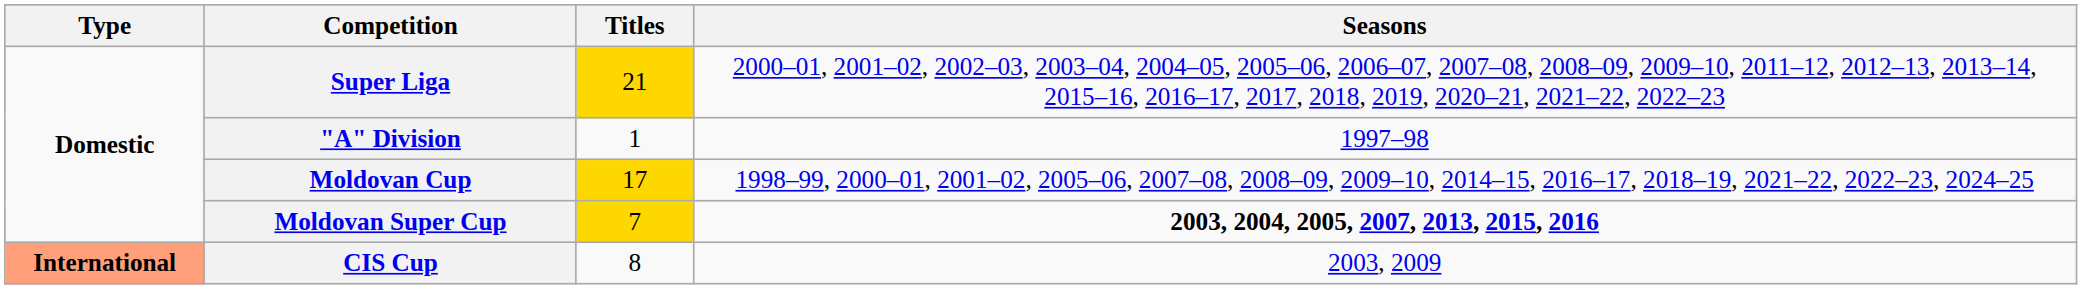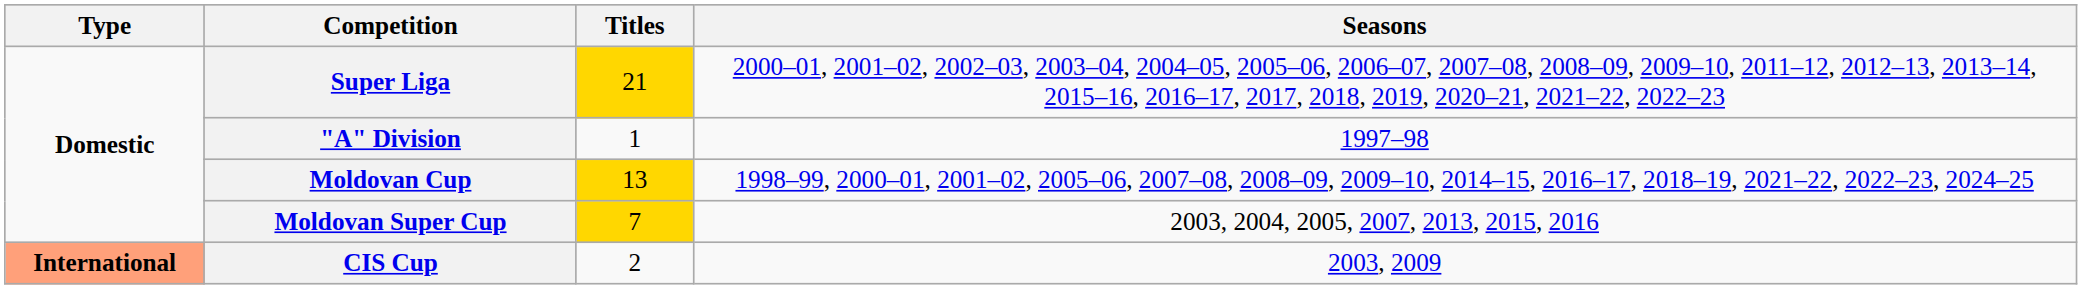(635, 180) 17 -> (635, 180) 13
(1385, 221) bold -> (1385, 221) normal
(635, 263) 8 -> (635, 263) 2
